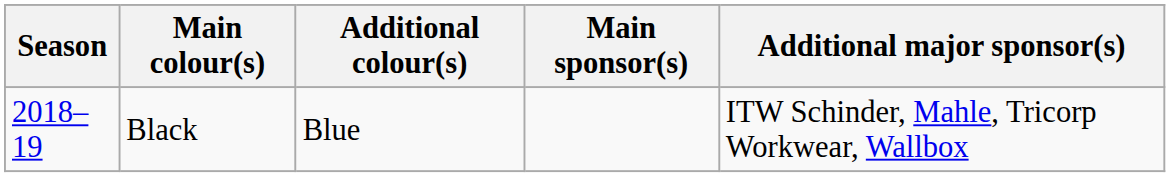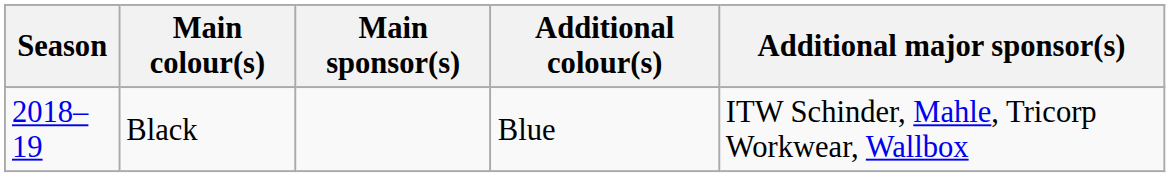columns swapped: (410, 45) <-> (621, 45)
